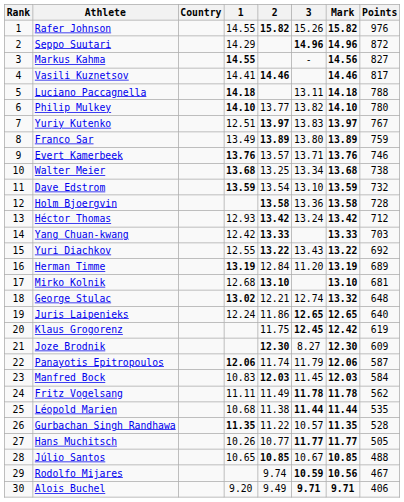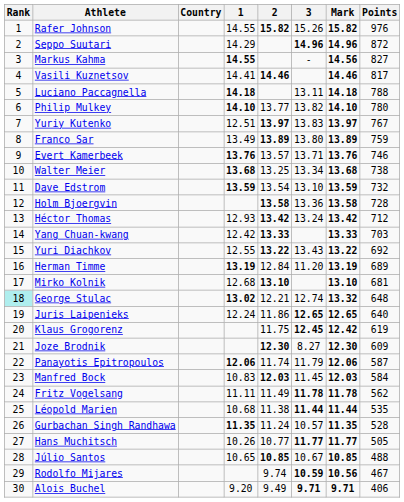(18, 298) no background -> (18, 298) paleturquoise background
(275, 425) 11.22 -> (275, 425) 11.24
